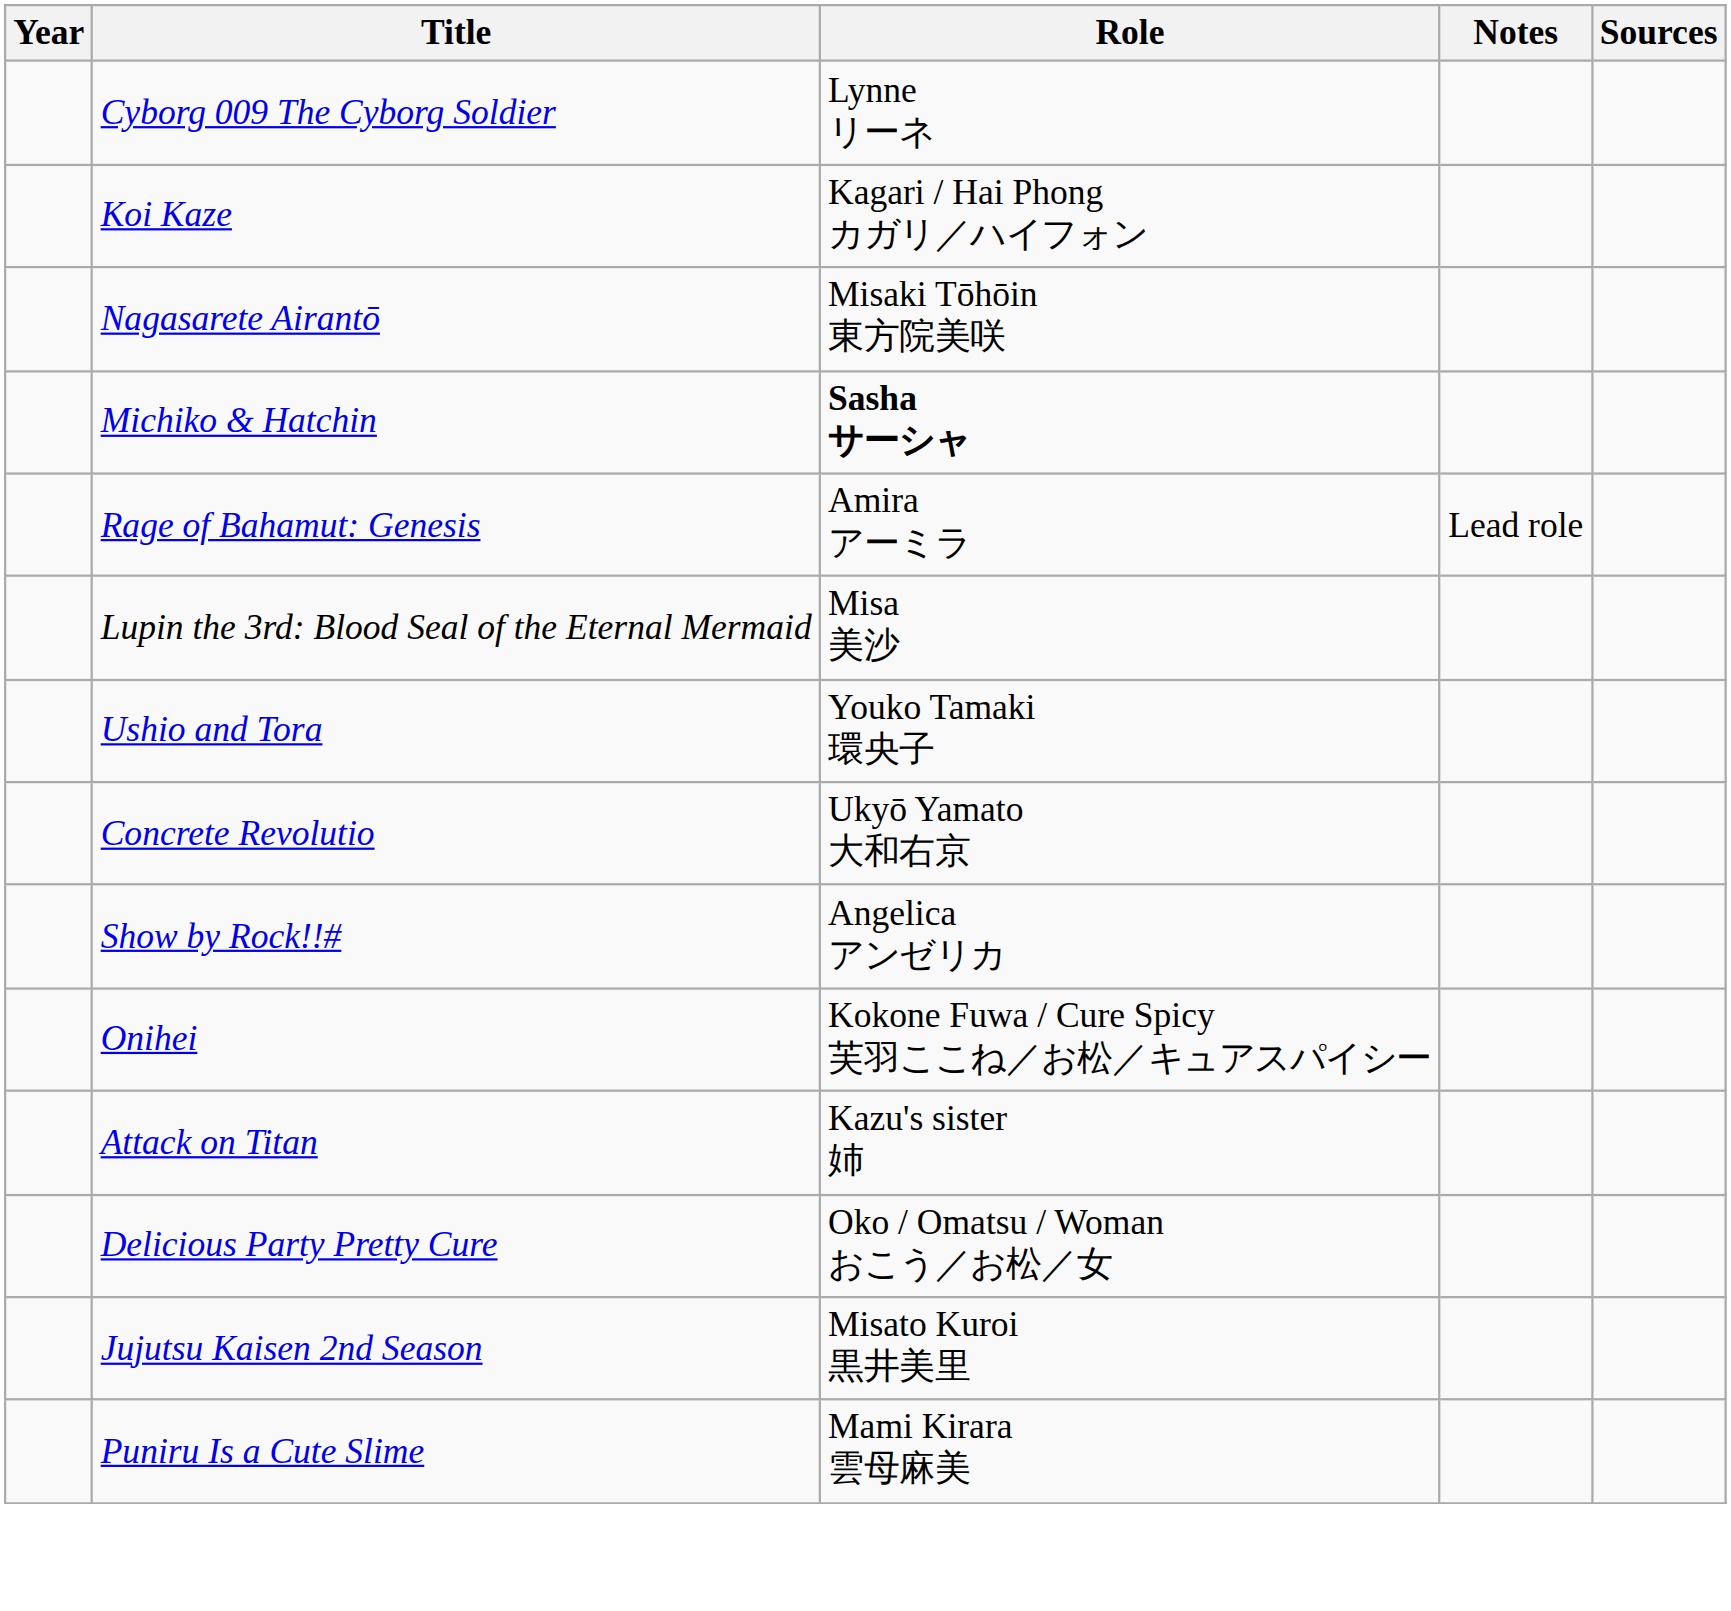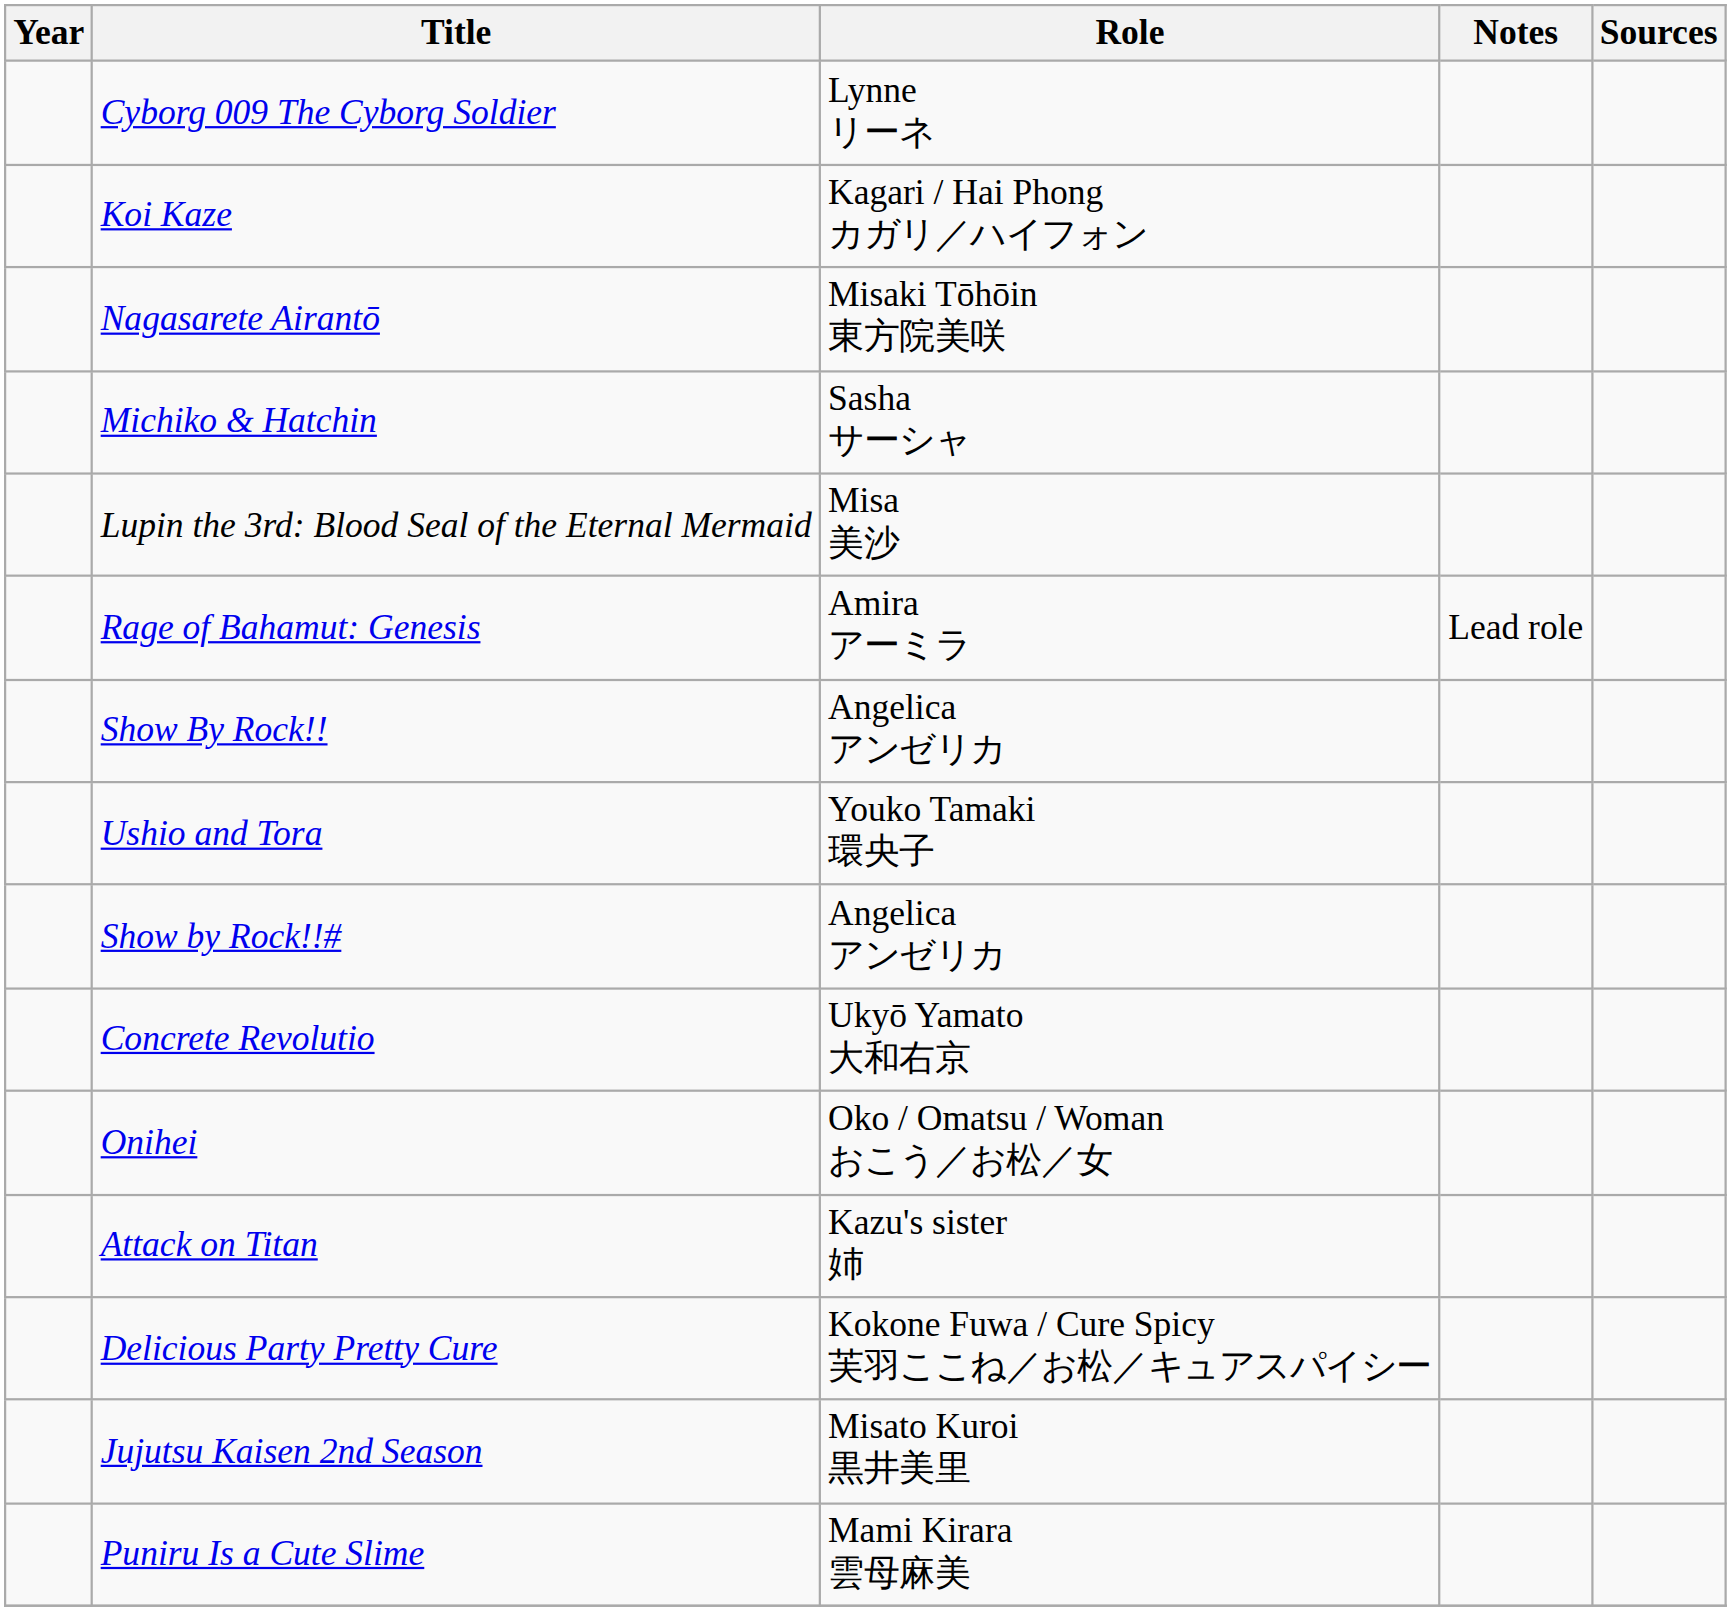(899, 418) bold -> (899, 418) normal
rows swapped: (456, 627) <-> (291, 524)
+ row: (214, 730)
rows swapped: (238, 832) <-> (221, 935)
(1130, 1036) Kokone Fuwa / Cure Spicy 芙羽ここね／お松／キュアスパイシー -> (996, 1139) Oko / Omatsu / Woman おこう／お松／女
(996, 1242) Oko / Omatsu / Woman おこう／お松／女 -> (1130, 1345) Kokone Fuwa / Cure Spicy 芙羽ここね／お松／キュアスパイシー
